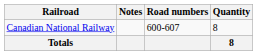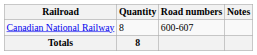columns swapped: (232, 12) <-> (131, 12)
